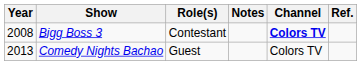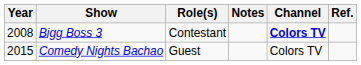(20, 51) 2013 -> (20, 51) 2015
